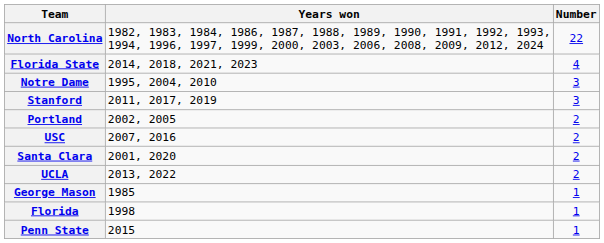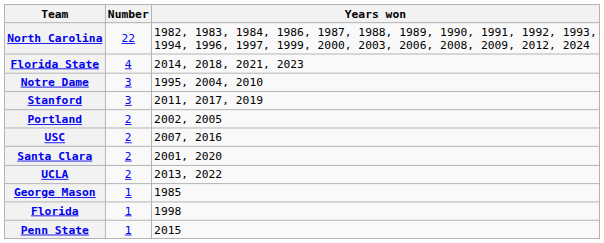columns swapped: (576, 14) <-> (329, 14)
